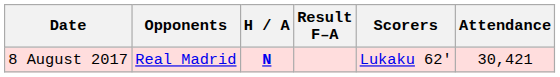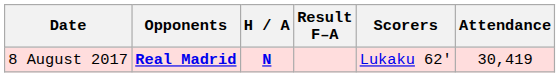(186, 60) normal -> (186, 60) bold
(505, 60) 30,421 -> (505, 60) 30,419
